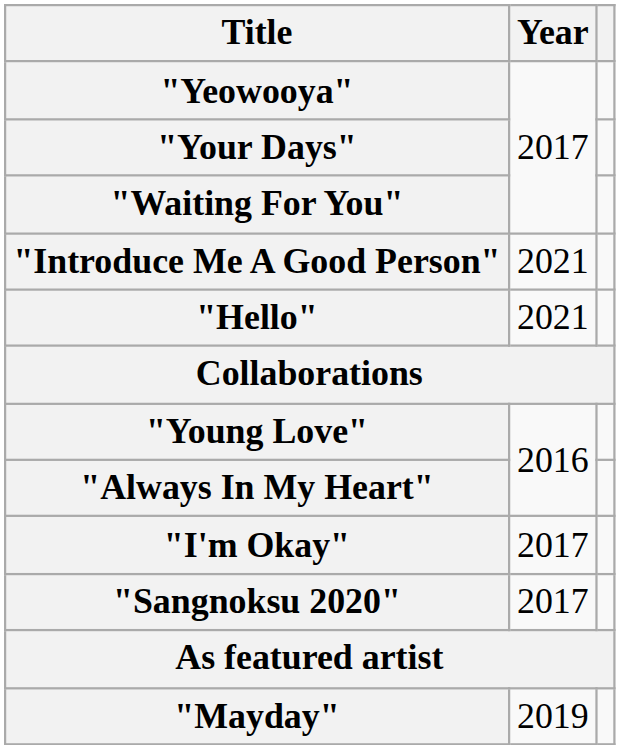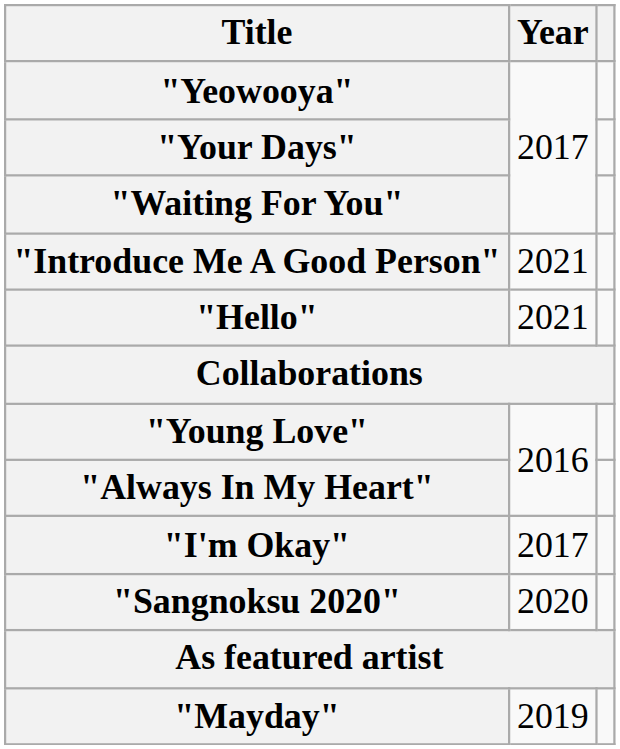(553, 601) 2017 -> (553, 601) 2020
